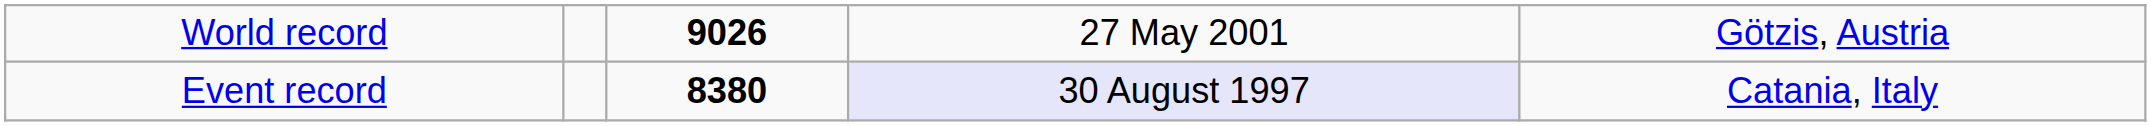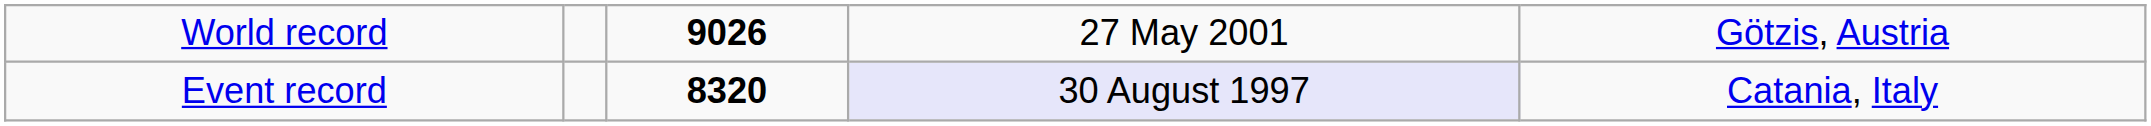(727, 90) 8380 -> (727, 90) 8320
